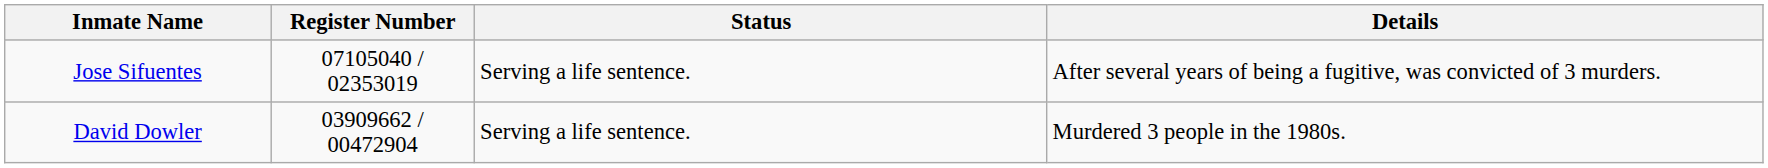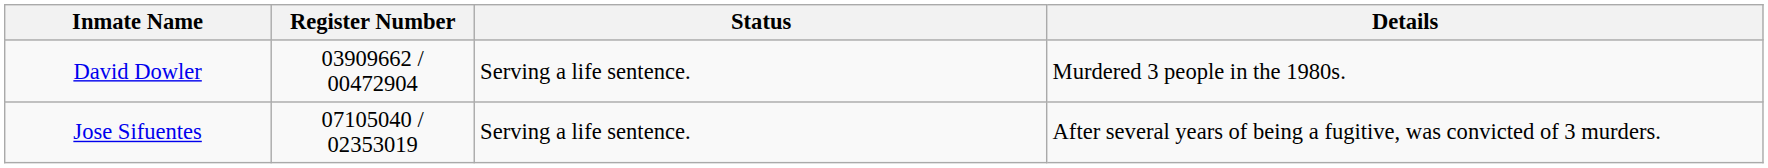rows swapped: (138, 132) <-> (138, 70)
